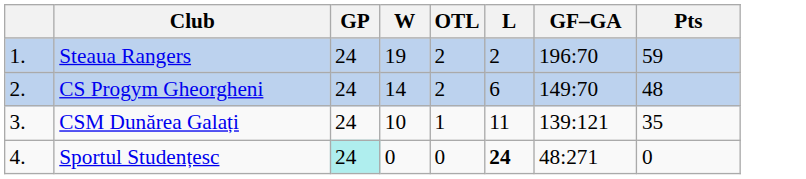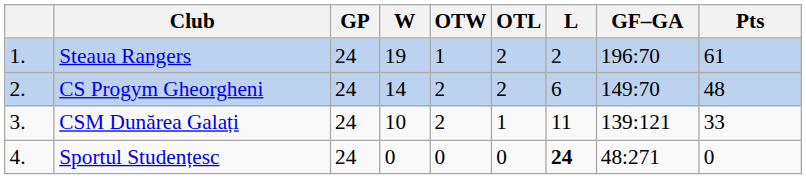+ column: (461, 21)
(653, 55) 59 -> (714, 55) 61
(653, 122) 35 -> (714, 122) 33
(346, 156) paleturquoise background -> (346, 156) no background
